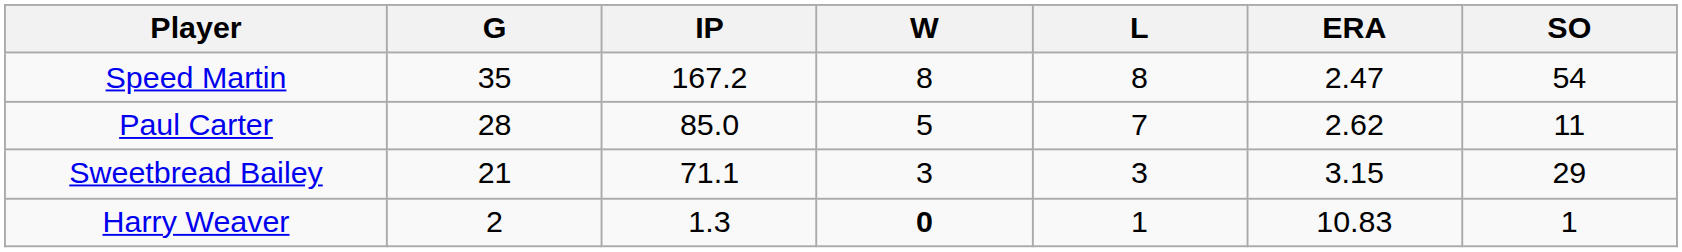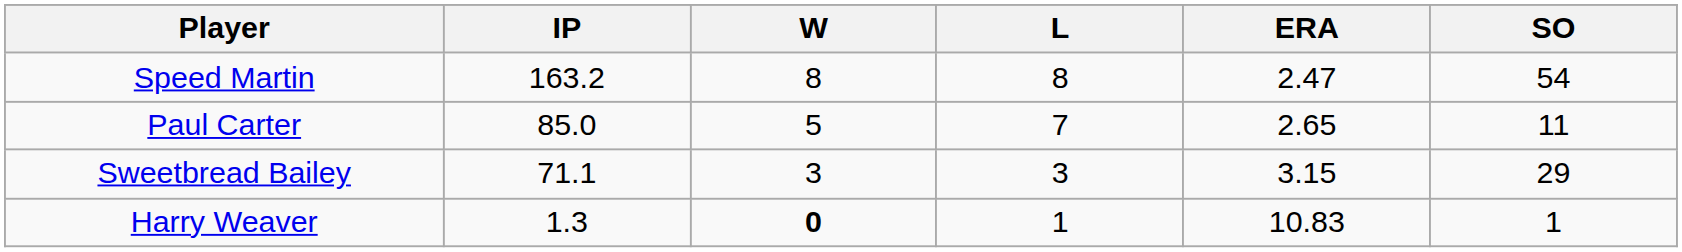- column: (495, 28)
(709, 76) 167.2 -> (567, 76) 163.2
(1354, 125) 2.62 -> (1307, 125) 2.65
